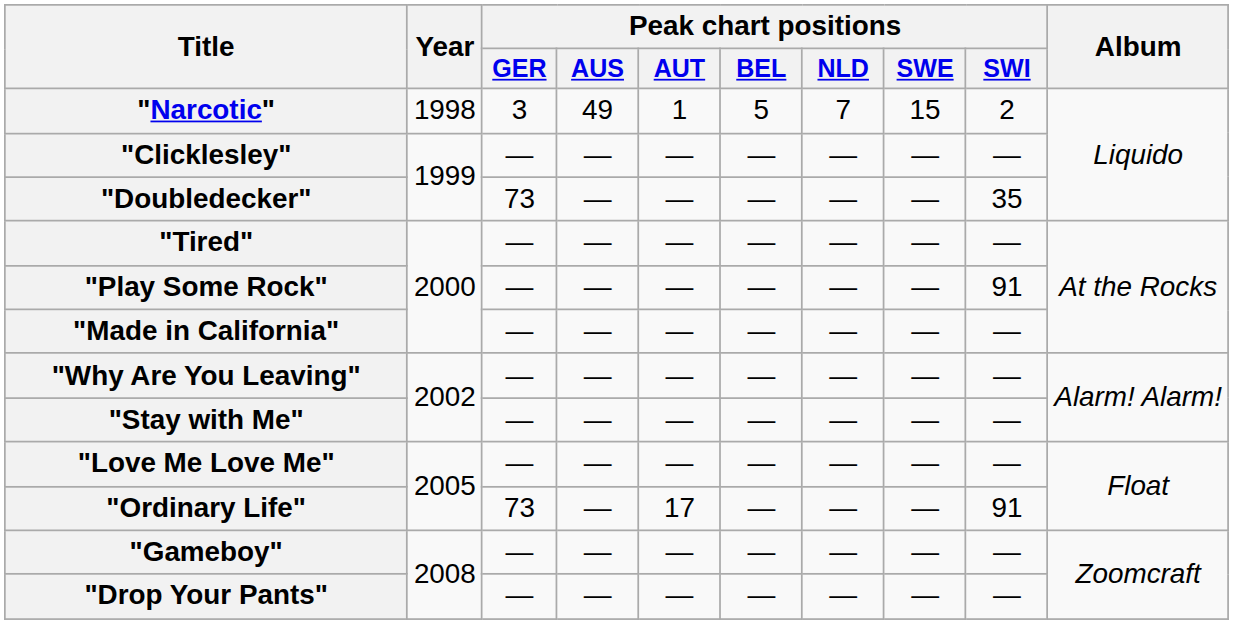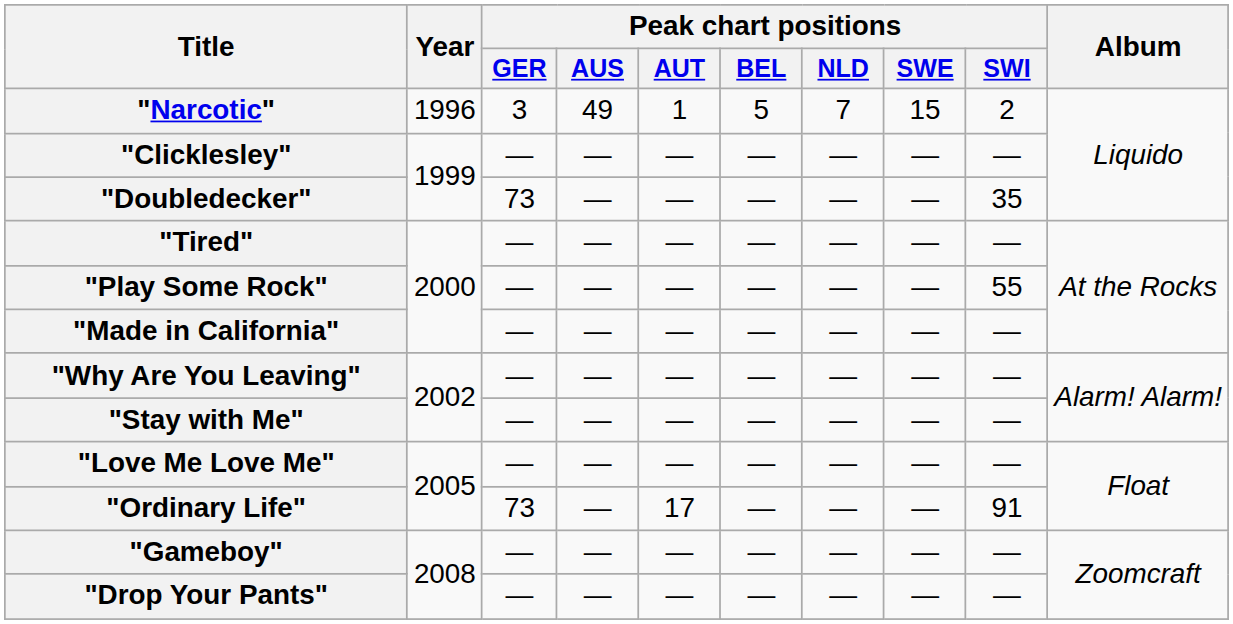(445, 110) 1998 -> (445, 110) 1996
(1007, 286) 91 -> (1007, 286) 55
